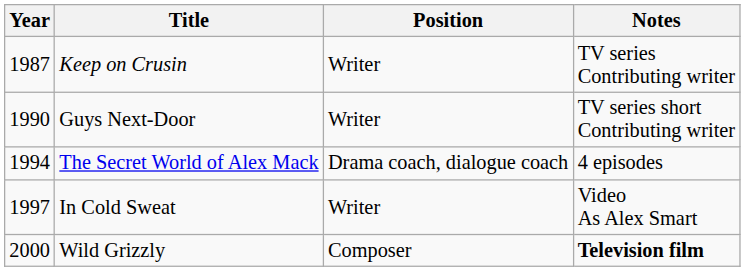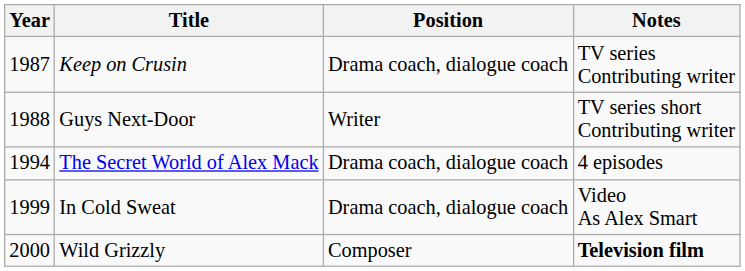(354, 64) Writer -> (448, 64) Drama coach, dialogue coach
(30, 119) 1990 -> (30, 119) 1988
(30, 206) 1997 -> (30, 206) 1999
(354, 206) Writer -> (448, 206) Drama coach, dialogue coach
